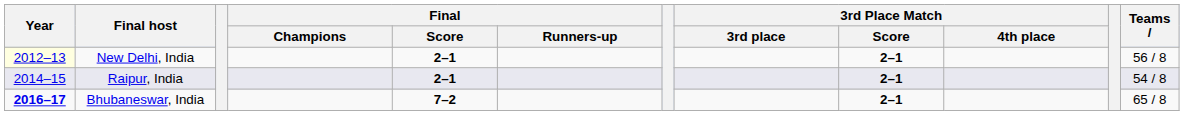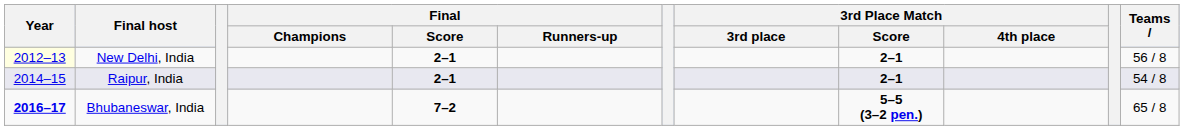(891, 100) 2–1 -> (891, 108) 5–5 (3–2 pen.)
